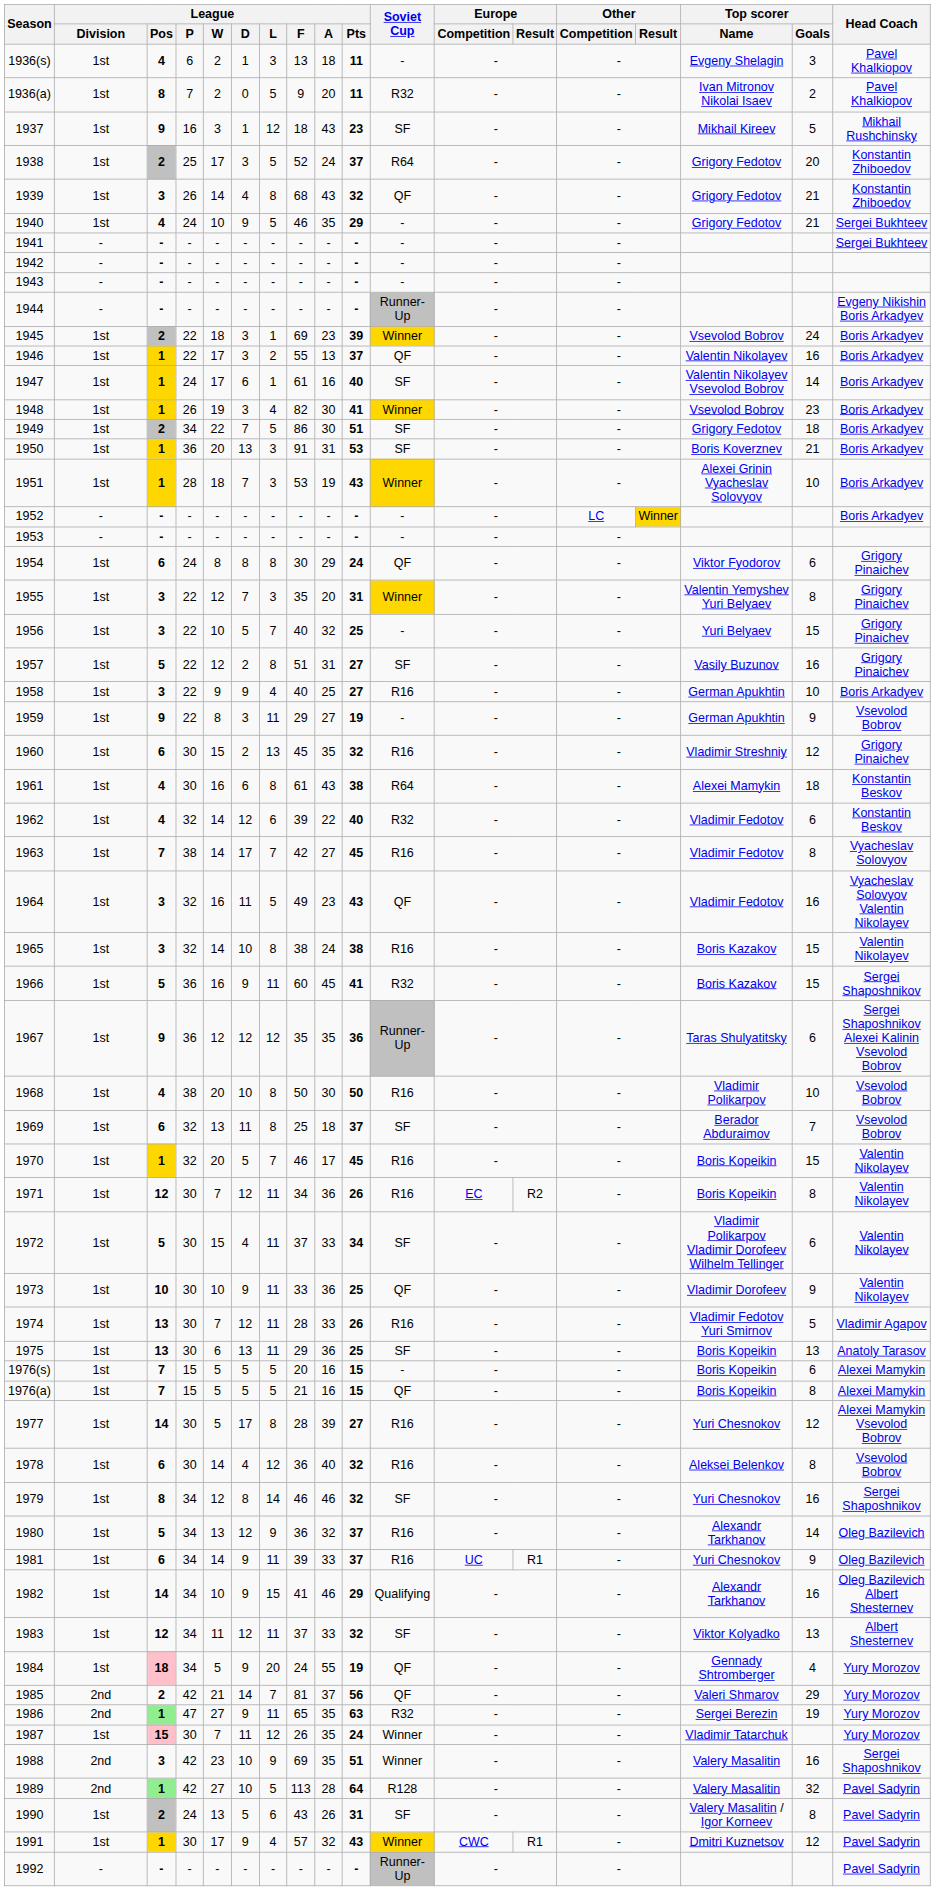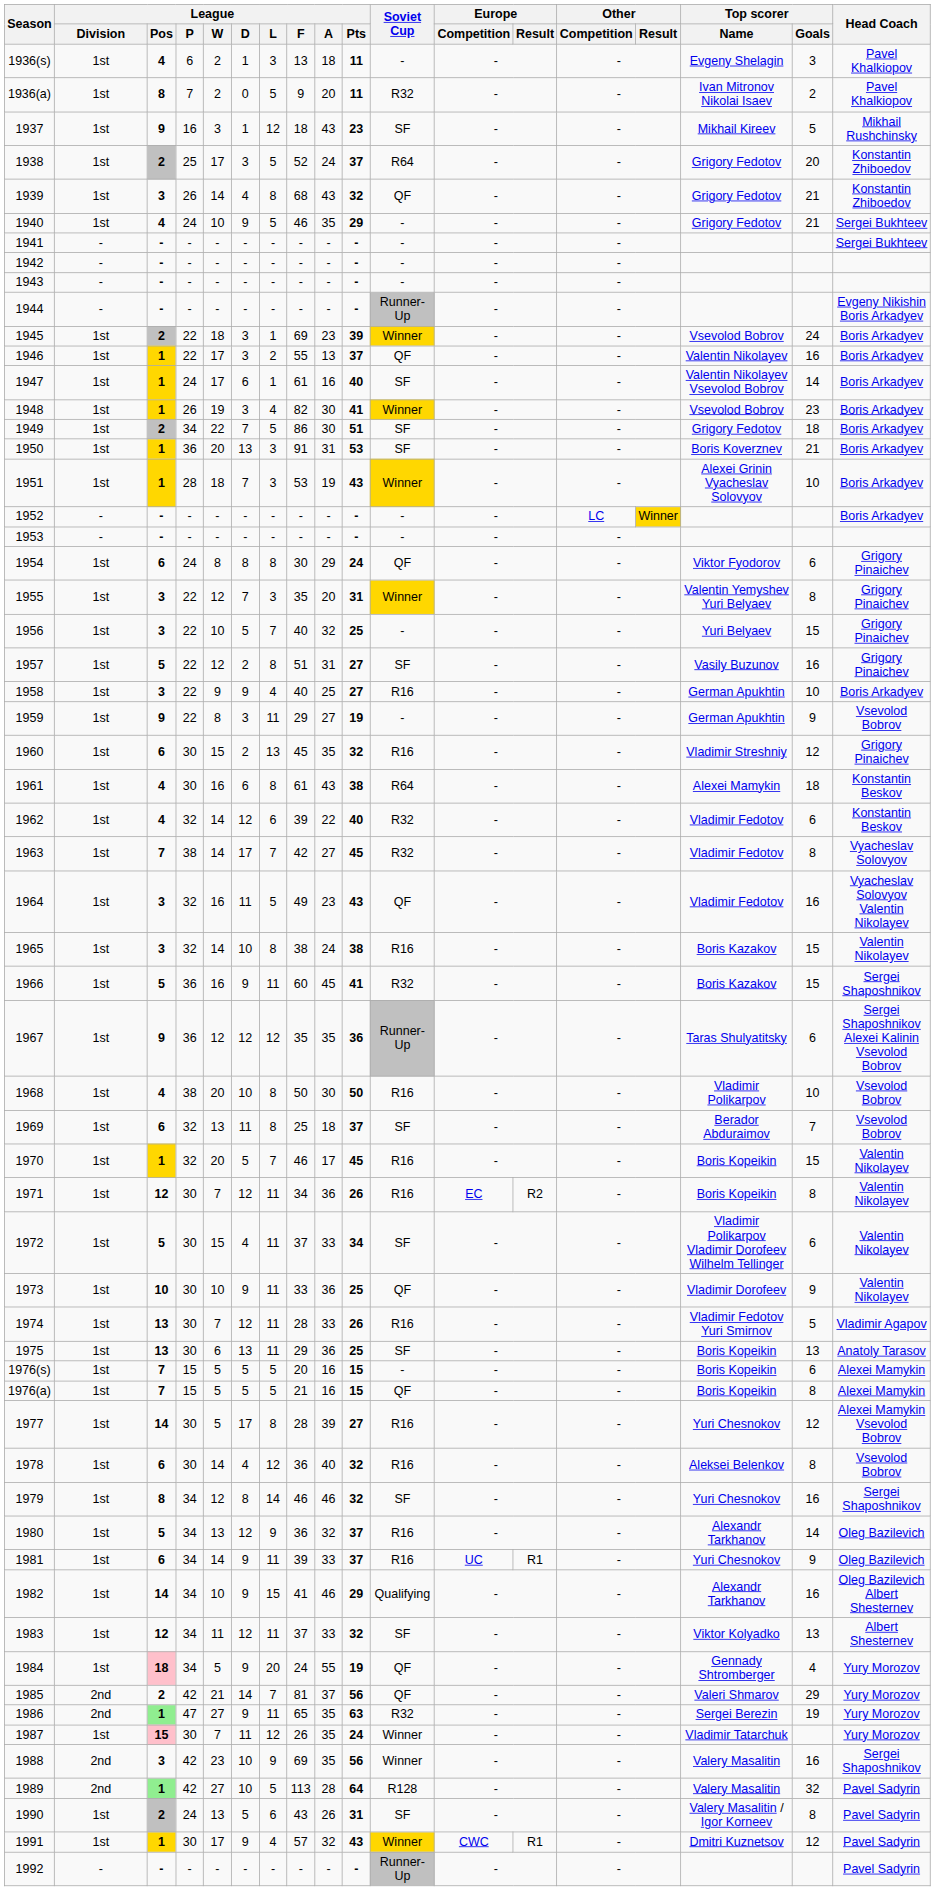(402, 853) R16 -> (402, 853) R32
(356, 1761) 51 -> (356, 1761) 56
